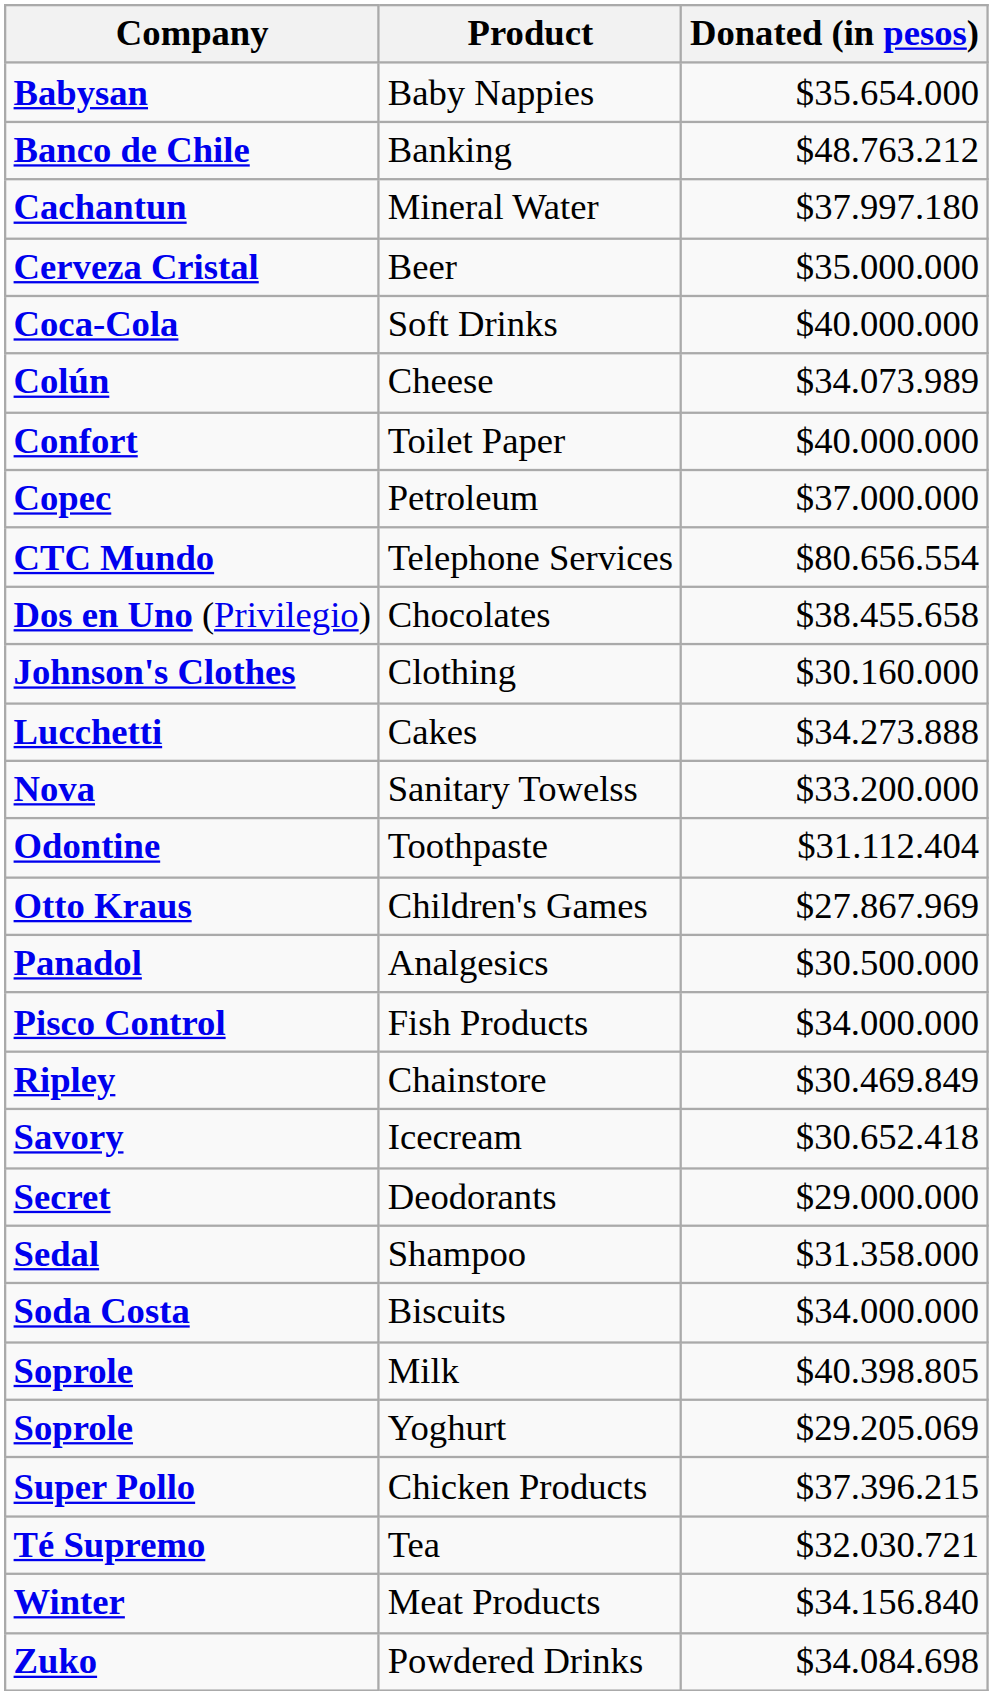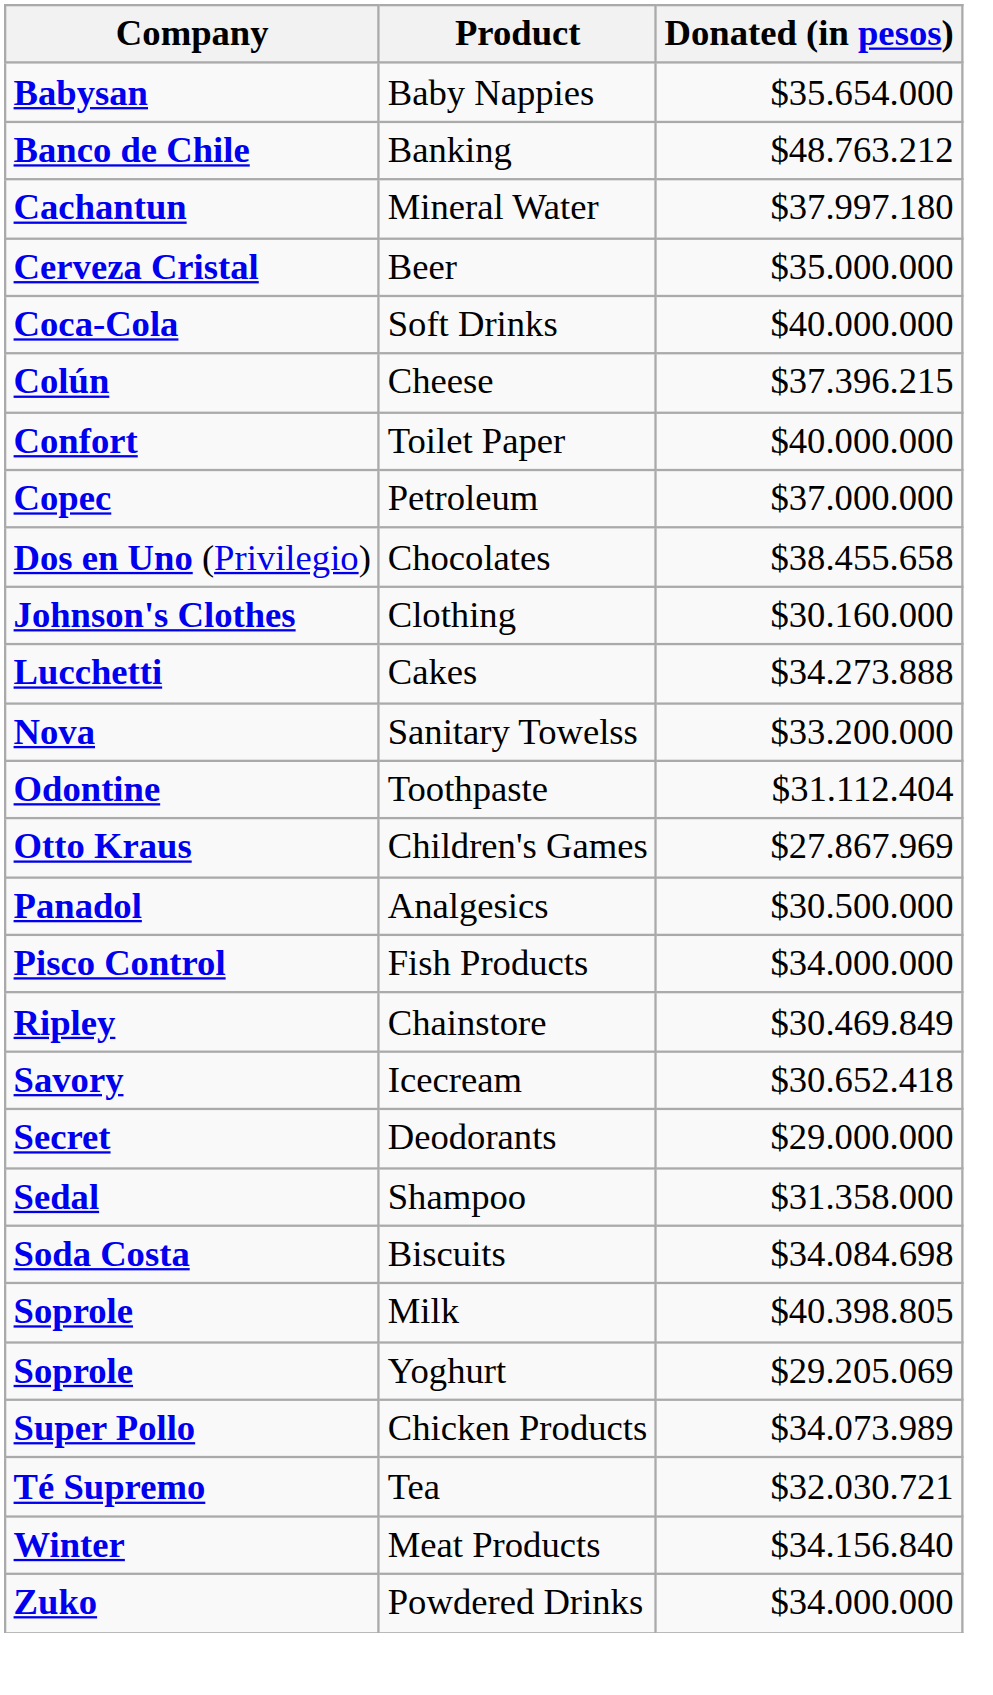(887, 382) $34.073.989 -> (862, 382) $37.396.215
- row: (530, 556)
(887, 1311) $34.000.000 -> (862, 1253) $34.084.698
(887, 1486) $37.396.215 -> (862, 1428) $34.073.989
(887, 1660) $34.084.698 -> (862, 1602) $34.000.000
